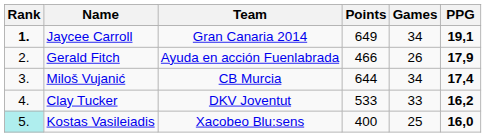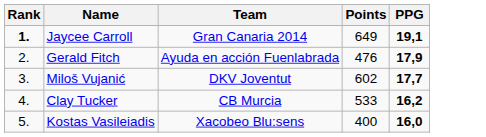- column: (415, 15)
(366, 57) 466 -> (366, 57) 476
(250, 79) CB Murcia -> (250, 79) DKV Joventut
(366, 79) 644 -> (366, 79) 602
(460, 79) 17,4 -> (409, 79) 17,7
(250, 100) DKV Joventut -> (250, 100) CB Murcia
(24, 121) paleturquoise background -> (24, 121) no background
